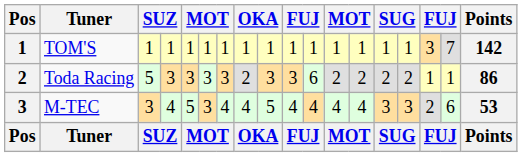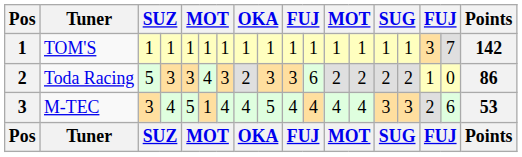(208, 77) 3 -> (208, 77) 4
(450, 77) 1 -> (450, 77) 0
(208, 106) 3 -> (208, 106) 1
